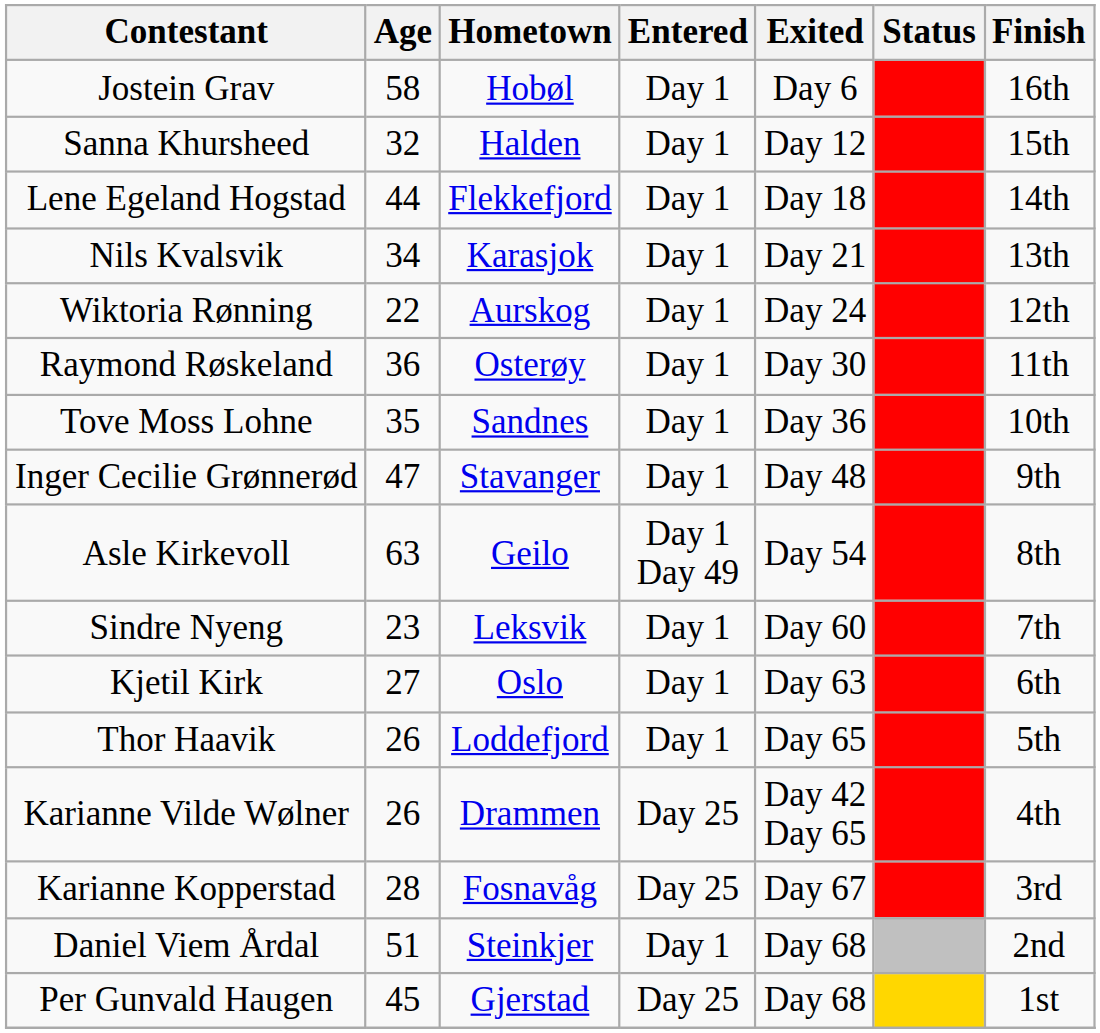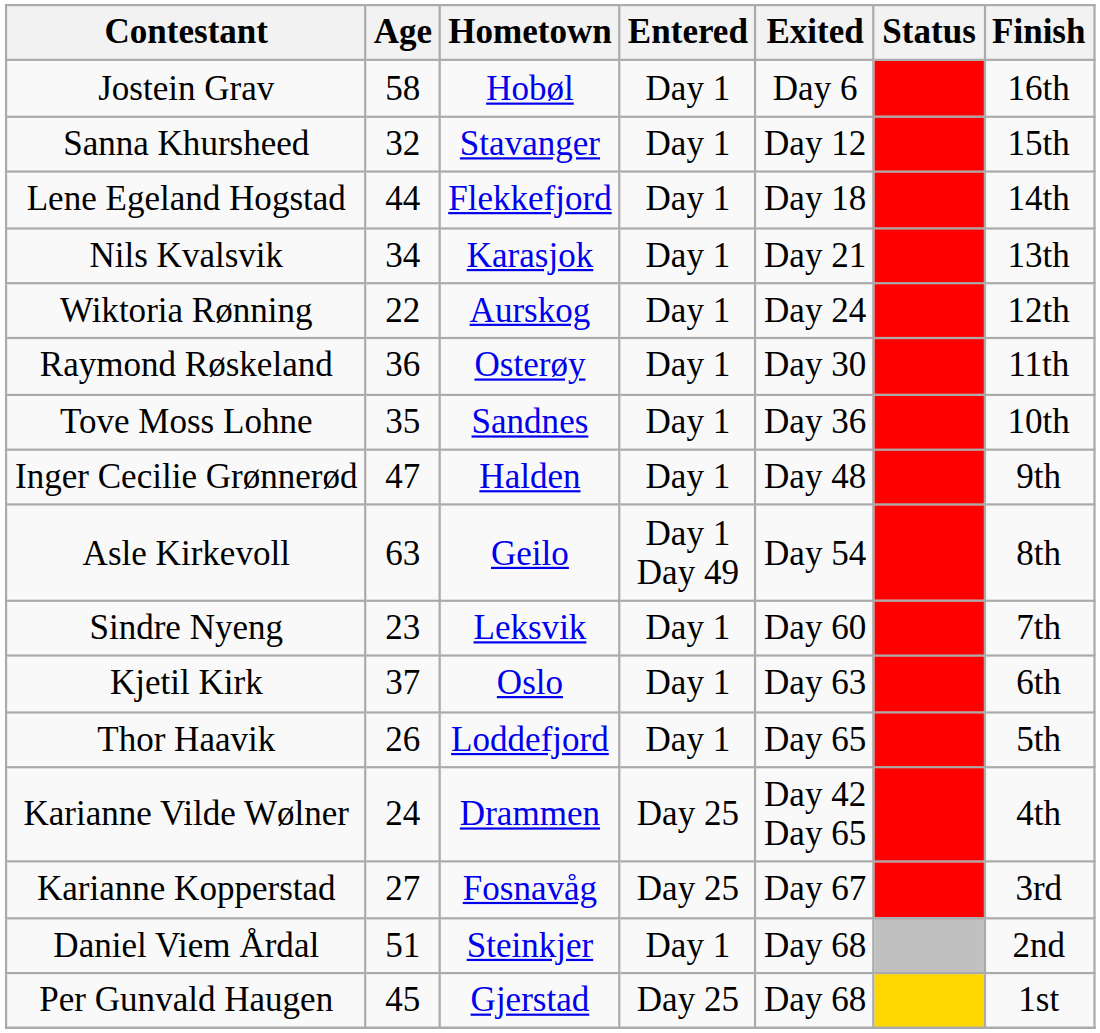(530, 143) Halden -> (530, 143) Stavanger
(530, 476) Stavanger -> (530, 476) Halden
(403, 682) 27 -> (403, 682) 37
(403, 813) 26 -> (403, 813) 24
(403, 889) 28 -> (403, 889) 27
